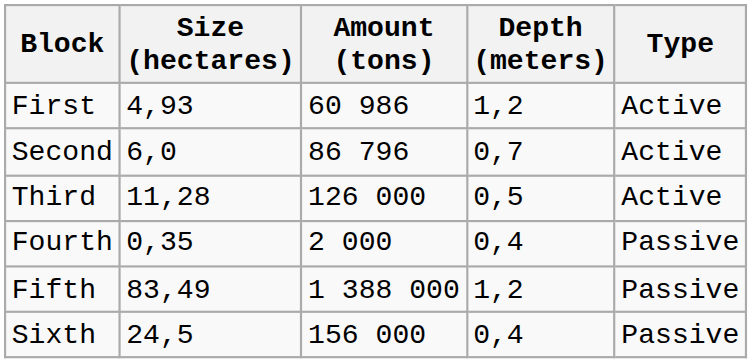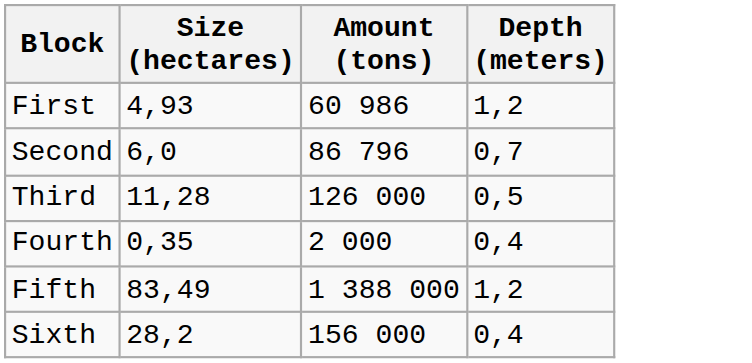- column: (680, 44)
(160, 335) 24,5 -> (160, 335) 28,2
